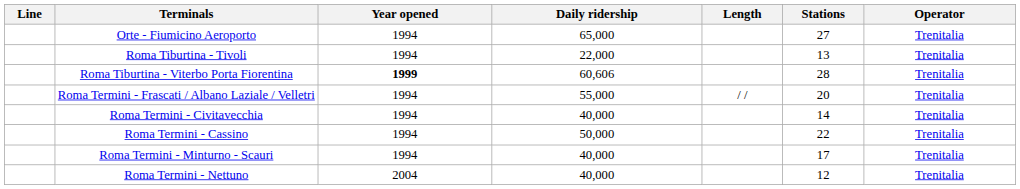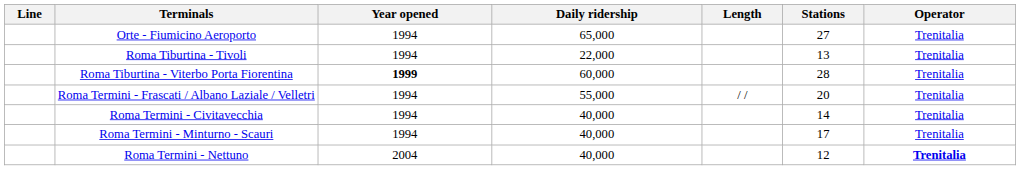(597, 74) 60,606 -> (597, 74) 60,000
- row: (186, 134)
(939, 174) normal -> (939, 154) bold
